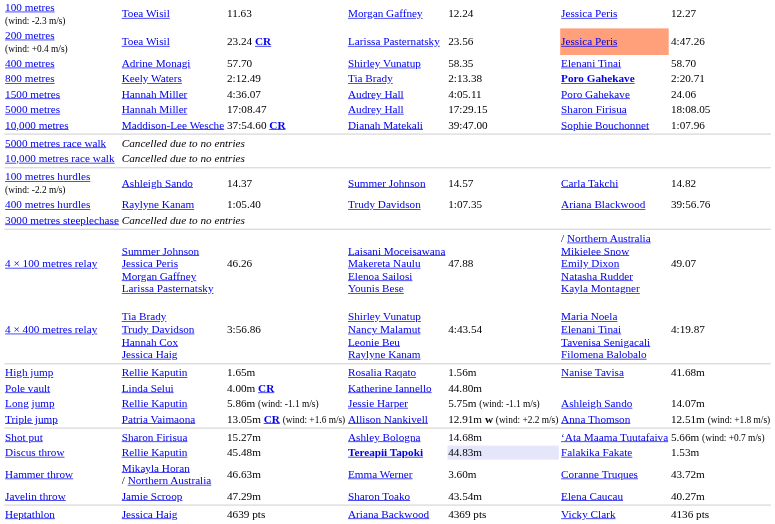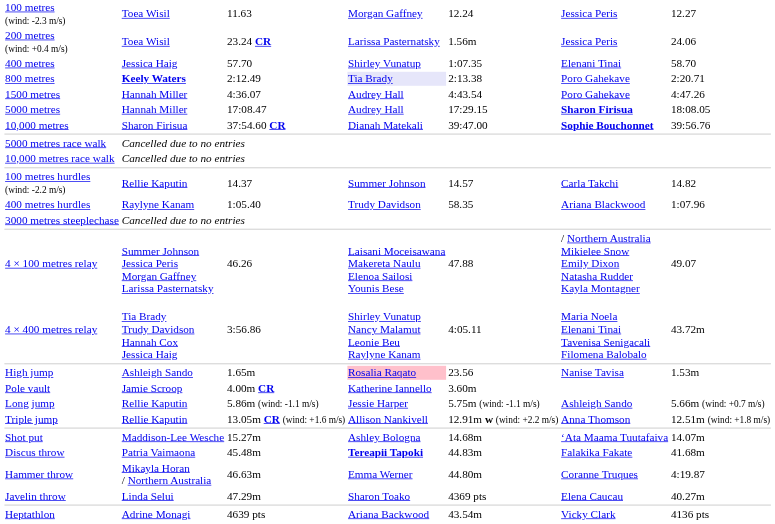(461, 41) 23.56 -> (462, 41) 1.56m
(589, 41) lightsalmon background -> (589, 41) no background
(688, 41) 4:47.26 -> (684, 41) 24.06
(156, 63) Adrine Monagi -> (150, 63) Jessica Haig
(461, 63) 58.35 -> (465, 63) 1:07.35
(152, 78) normal -> (154, 78) bold
(370, 78) no background -> (370, 78) lavender background
(598, 78) bold -> (595, 78) normal
(465, 94) 4:05.11 -> (465, 94) 4:43.54
(684, 94) 24.06 -> (688, 94) 4:47.26
(594, 109) normal -> (597, 109) bold
(173, 125) Maddison-Lee Wesche -> (155, 125) Sharon Firisua
(605, 125) normal -> (607, 125) bold
(688, 125) 1:07.96 -> (691, 125) 39:56.76
(157, 183) Ashleigh Sando -> (155, 183) Rellie Kaputin
(465, 204) 1:07.35 -> (461, 204) 58.35
(691, 204) 39:56.76 -> (688, 204) 1:07.96
(465, 329) 4:43.54 -> (465, 329) 4:05.11
(688, 329) 4:19.87 -> (688, 329) 43.72m
(155, 372) Rellie Kaputin -> (157, 372) Ashleigh Sando
(382, 372) no background -> (382, 372) pink background
(462, 372) 1.56m -> (461, 372) 23.56
(688, 372) 41.68m -> (685, 372) 1.53m
(148, 388) Linda Selui -> (152, 388) Jamie Scroop
(465, 388) 44.80m -> (462, 388) 3.60m
(688, 403) 14.07m -> (718, 403) 5.66m (wind: +0.7 m/s)
(158, 419) Patria Vaimaona -> (155, 419) Rellie Kaputin
(155, 437) Sharon Firisua -> (173, 437) Maddison-Lee Wesche
(718, 437) 5.66m (wind: +0.7 m/s) -> (688, 437) 14.07m
(155, 452) Rellie Kaputin -> (158, 452) Patria Vaimaona
(465, 452) lavender background -> (465, 452) no background
(685, 452) 1.53m -> (688, 452) 41.68m
(462, 474) 3.60m -> (465, 474) 44.80m
(688, 474) 43.72m -> (688, 474) 4:19.87
(152, 496) Jamie Scroop -> (148, 496) Linda Selui
(465, 496) 43.54m -> (467, 496) 4369 pts
(150, 514) Jessica Haig -> (156, 514) Adrine Monagi
(467, 514) 4369 pts -> (465, 514) 43.54m
